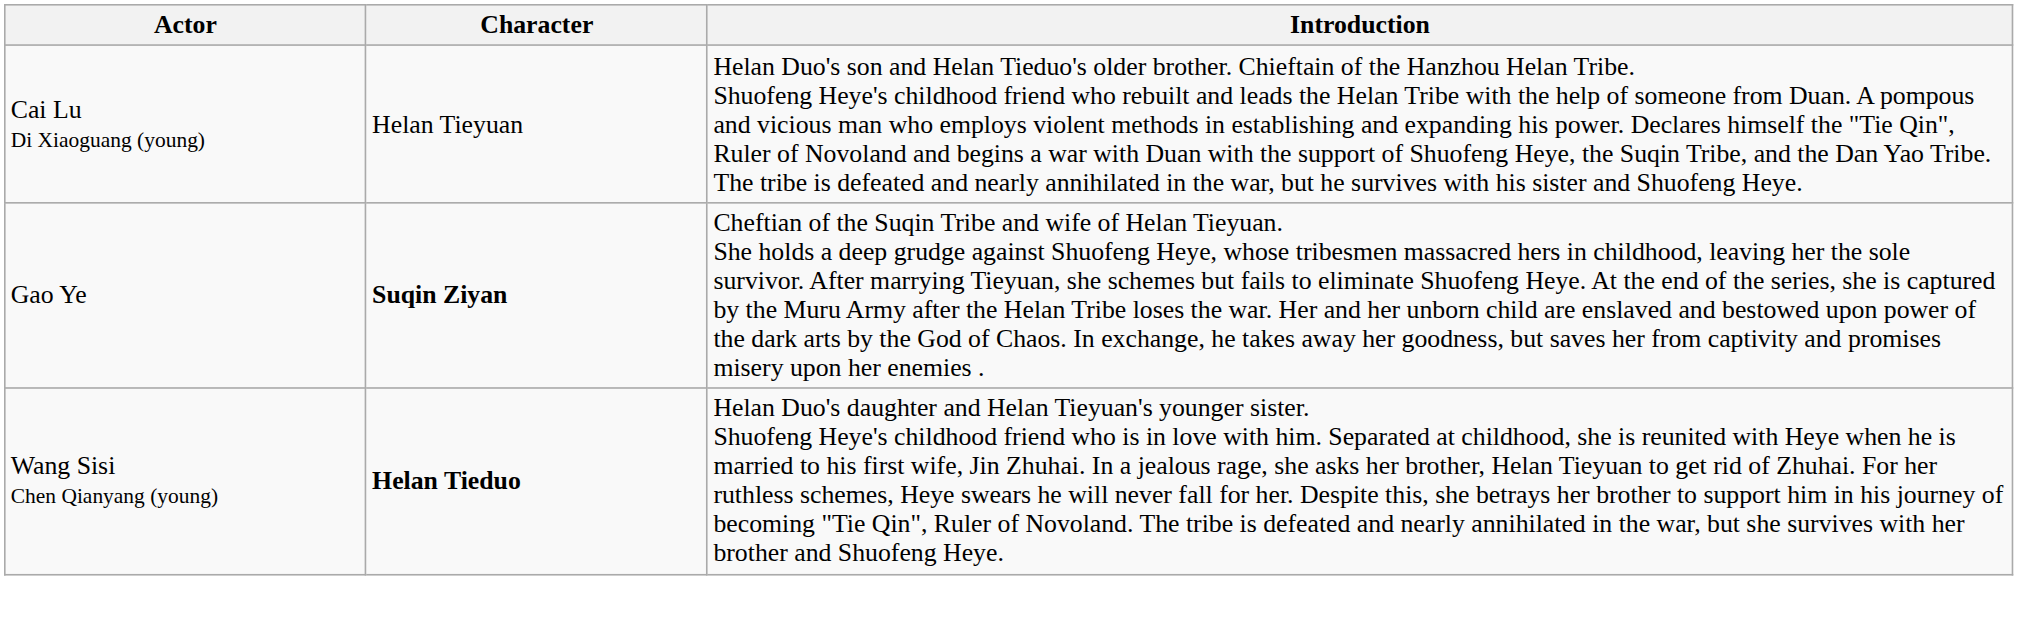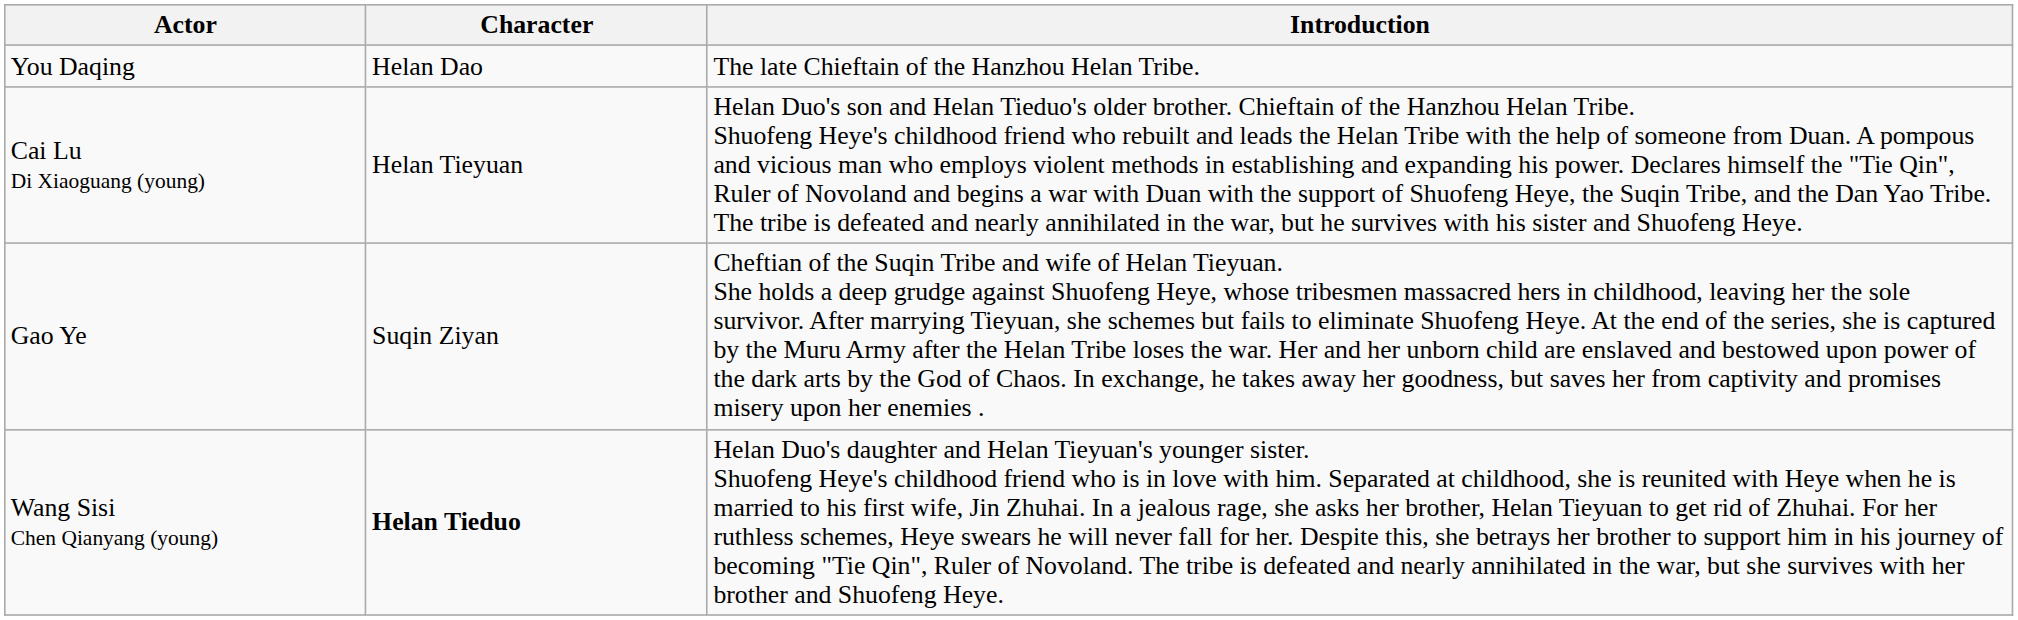+ row: (73, 65)
(440, 295) bold -> (435, 335) normal
